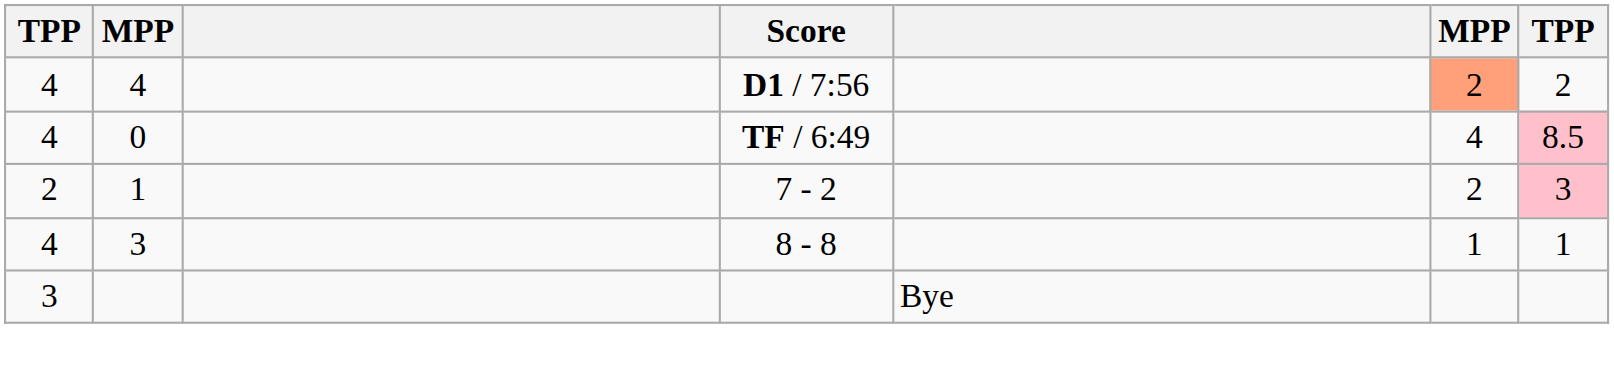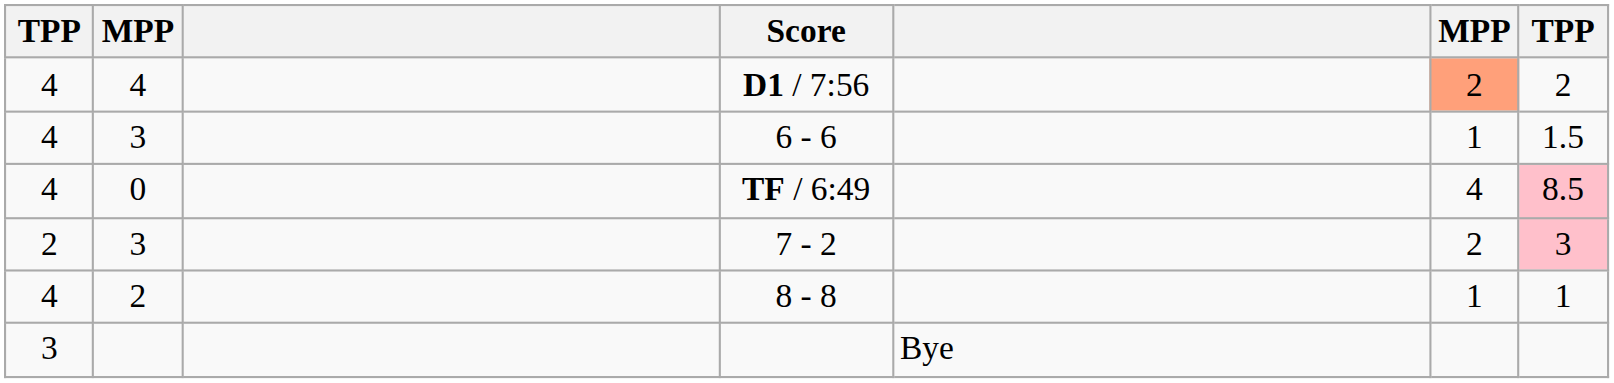+ row: (806, 137)
(138, 190) 1 -> (138, 243) 3
(138, 243) 3 -> (138, 296) 2
